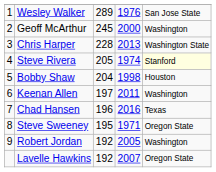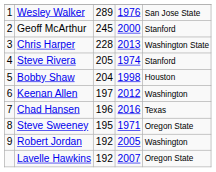(166, 29) Washington -> (160, 29) Stanford
(160, 61) lightyellow background -> (160, 61) no background
(129, 93) 2011 -> (129, 93) 2012
